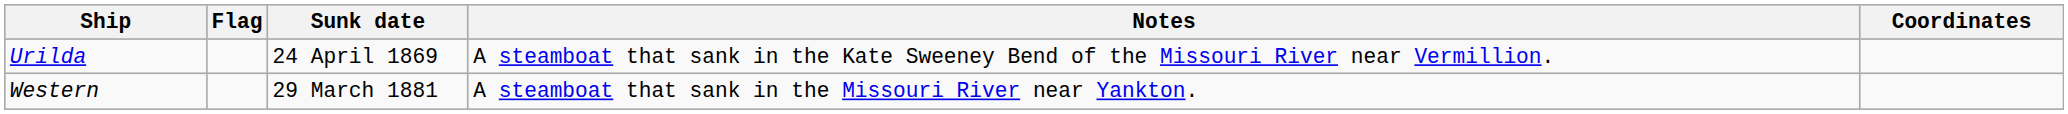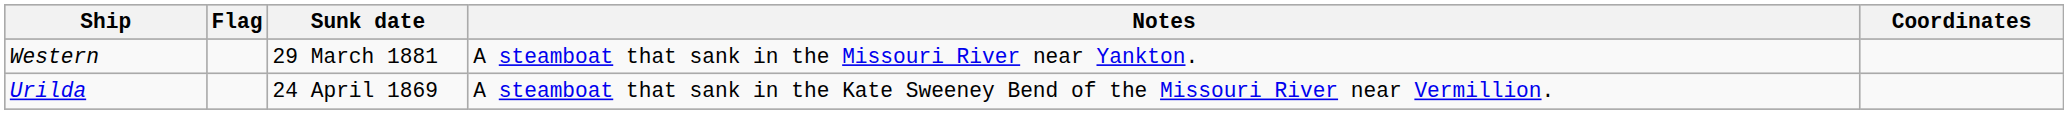rows swapped: (48, 57) <-> (54, 91)
